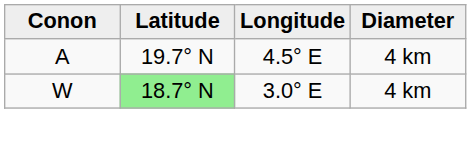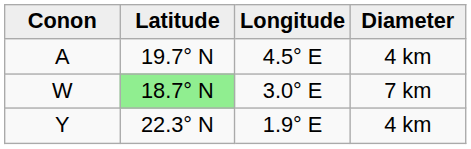(408, 90) 4 km -> (408, 90) 7 km
+ row: (62, 125)
